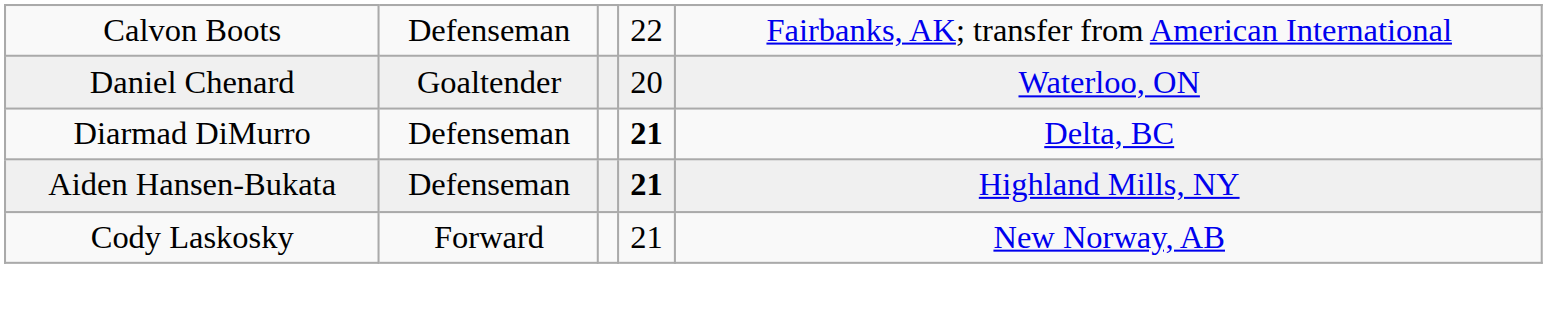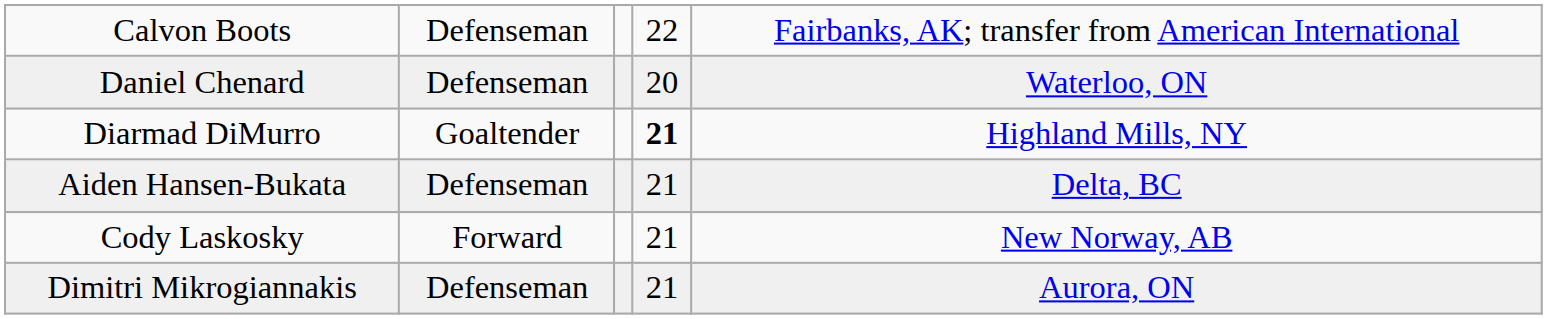(489, 81) Goaltender -> (507, 81) Defenseman
(489, 133) Defenseman -> (507, 133) Goaltender
(1109, 133) Delta, BC -> (1117, 133) Highland Mills, NY
(647, 184) bold -> (662, 184) normal
(1109, 184) Highland Mills, NY -> (1117, 184) Delta, BC
+ row: (202, 287)
